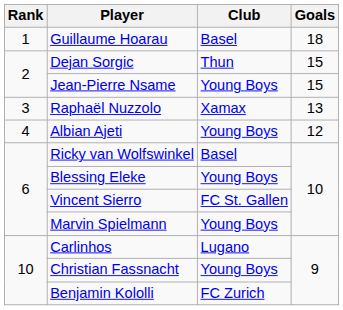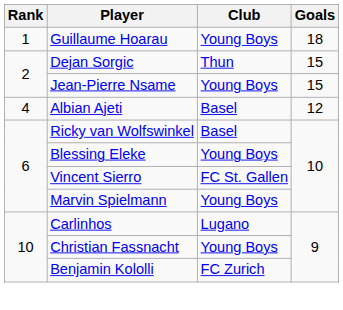(219, 39) Basel -> (239, 39) Young Boys
- row: (106, 108)
(239, 131) Young Boys -> (219, 108) Basel
